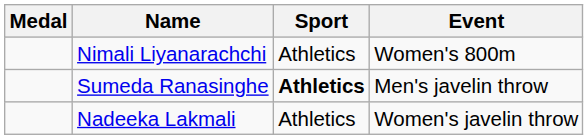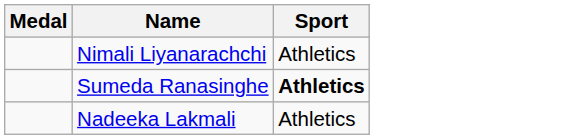- column: (476, 21)
